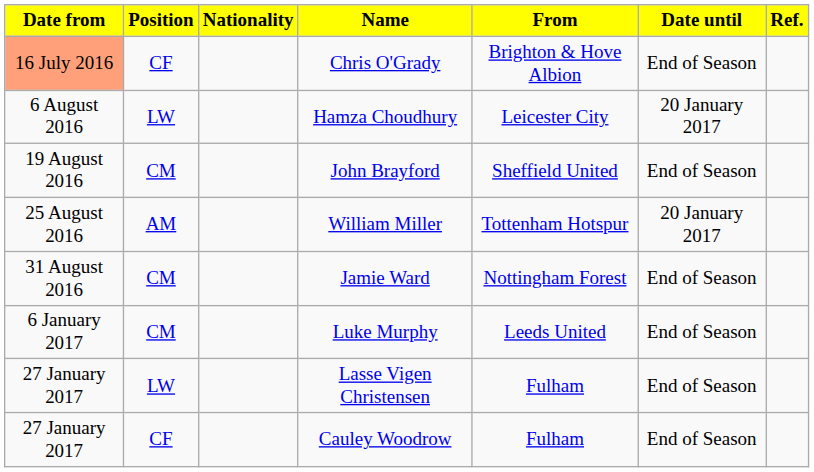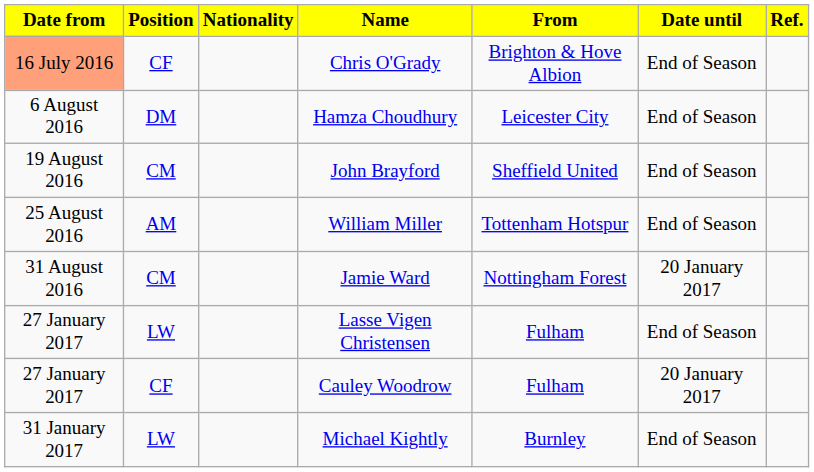(161, 116) LW -> (161, 116) DM
(702, 116) 20 January 2017 -> (702, 116) End of Season
(702, 224) 20 January 2017 -> (702, 224) End of Season
(702, 278) End of Season -> (702, 278) 20 January 2017
- row: (385, 332)
(702, 439) End of Season -> (702, 385) 20 January 2017
+ row: (385, 439)
